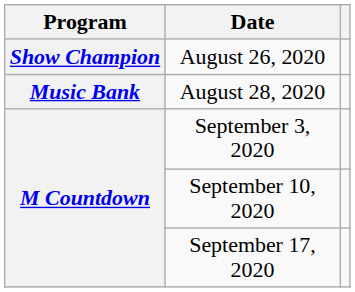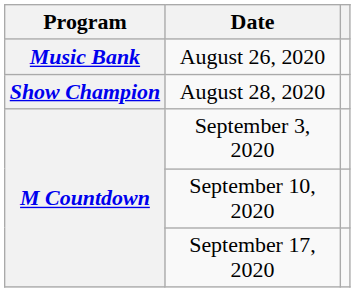(85, 56) Show Champion -> (85, 56) Music Bank
(85, 91) Music Bank -> (85, 91) Show Champion
